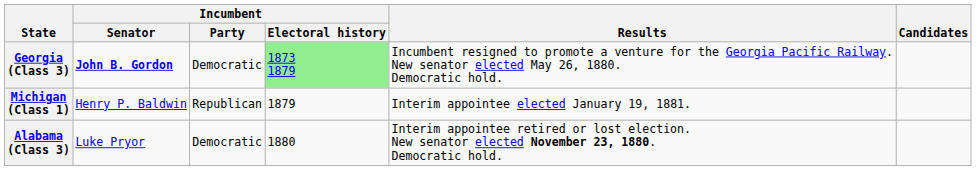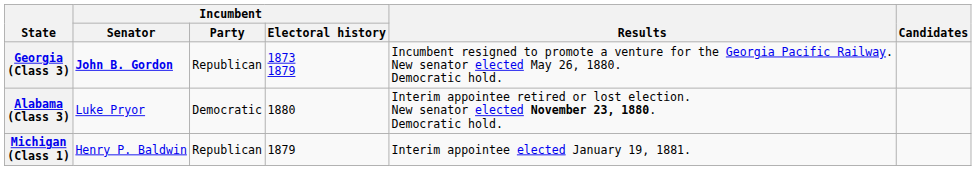(227, 65) Democratic -> (227, 65) Republican
(281, 65) lightgreen background -> (281, 65) no background
rows swapped: (39, 143) <-> (39, 104)
